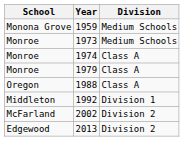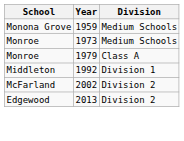- row: (86, 56)
- row: (86, 85)
